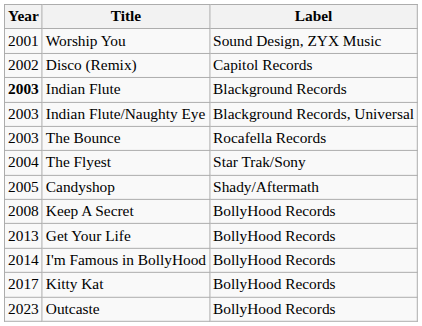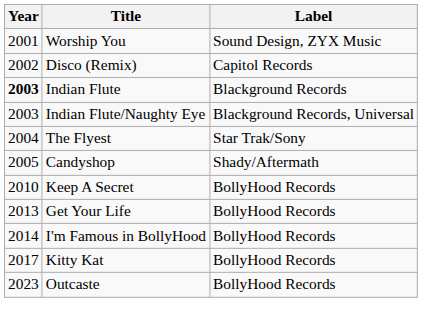- row: (83, 138)
(23, 211) 2008 -> (23, 187) 2010
